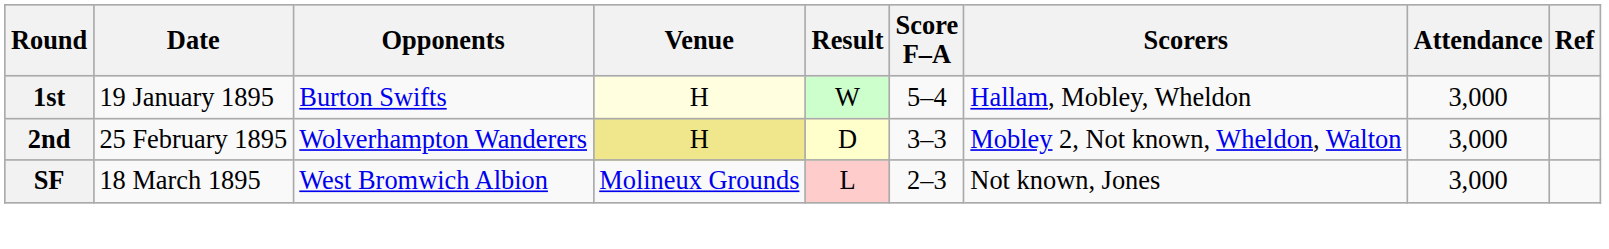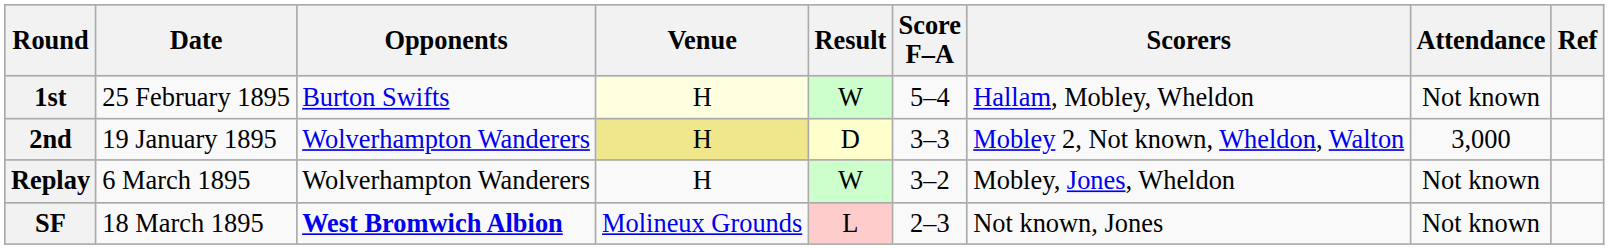(187, 97) 19 January 1895 -> (196, 97) 25 February 1895
(1478, 97) 3,000 -> (1481, 97) Not known
(193, 138) 25 February 1895 -> (190, 138) 19 January 1895
+ row: (51, 180)
(424, 180) normal -> (432, 222) bold
(1478, 180) 3,000 -> (1481, 222) Not known
